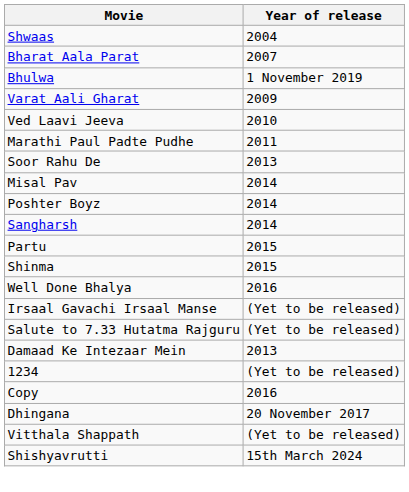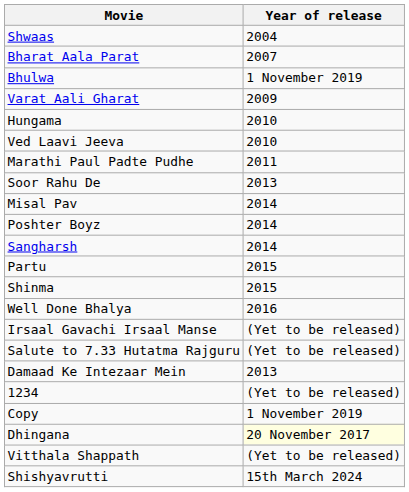+ row: (35, 120)
(262, 393) 2016 -> (304, 414) 1 November 2019
(308, 414) no background -> (308, 434) lightyellow background
